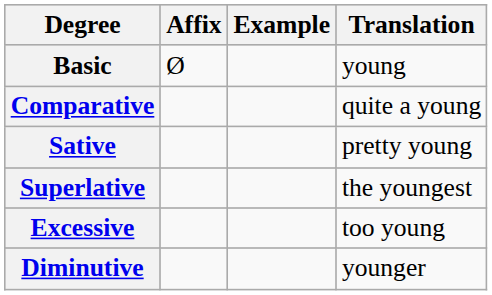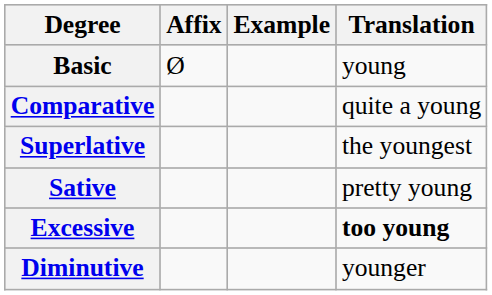rows swapped: (83, 187) <-> (83, 146)
(393, 227) normal -> (396, 227) bold
